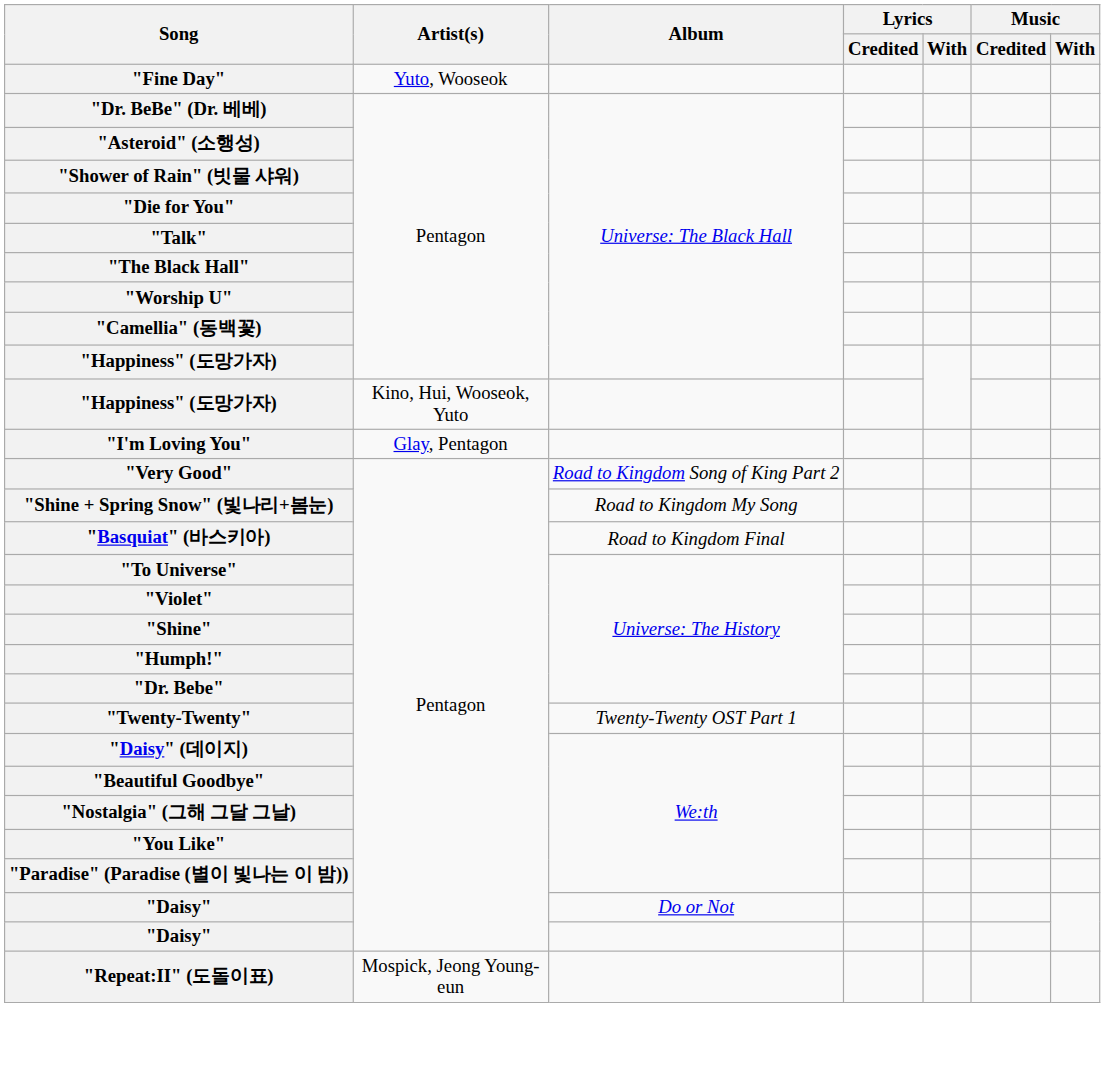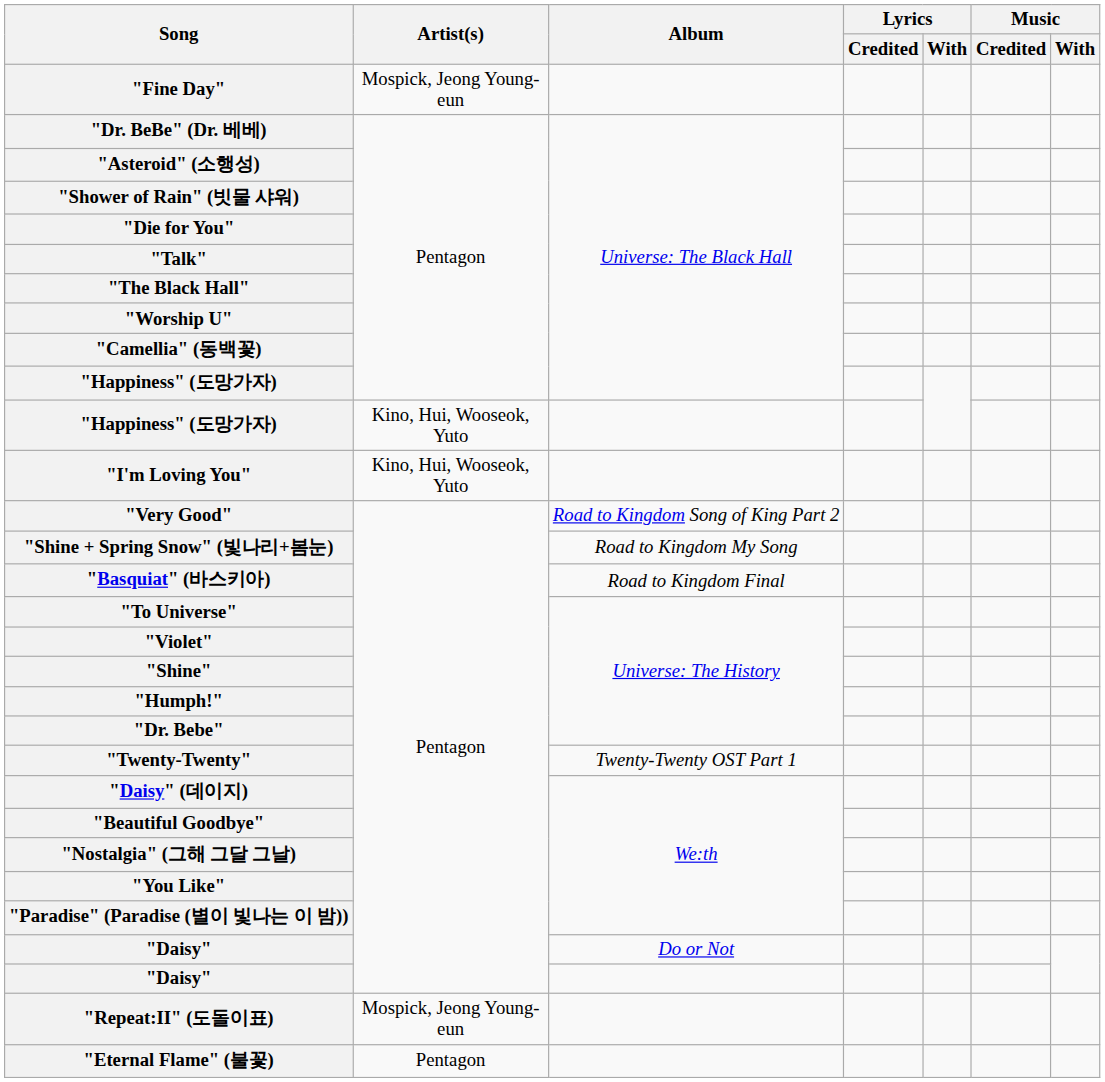(451, 78) Yuto, Wooseok -> (451, 89) Mospick, Jeong Young-eun
(451, 443) Glay, Pentagon -> (451, 475) Kino, Hui, Wooseok, Yuto
+ row: (179, 1060)
